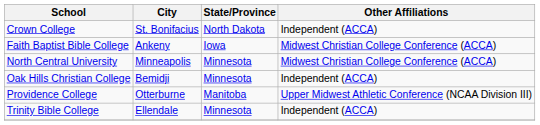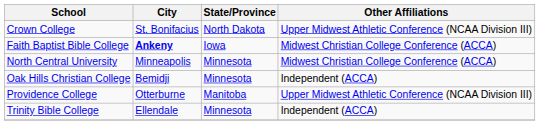(329, 29) Independent (ACCA) -> (406, 29) Upper Midwest Athletic Conference (NCAA Division III)
(153, 45) normal -> (154, 45) bold
